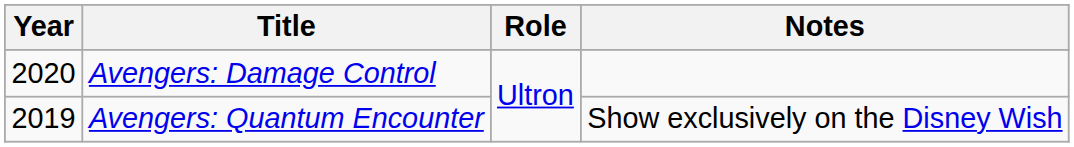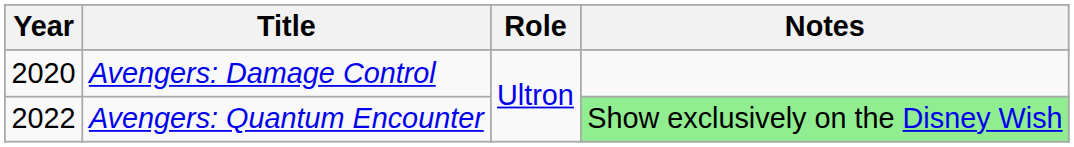(44, 118) 2019 -> (44, 118) 2022
(825, 118) no background -> (825, 118) lightgreen background
